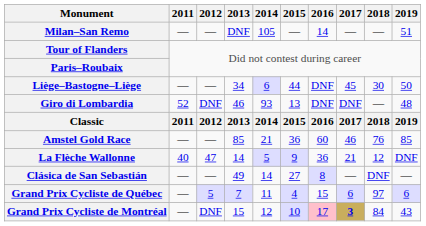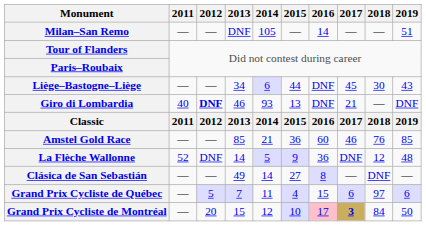(406, 85) 50 -> (407, 85) 43
(183, 103) 52 -> (183, 103) 40
(211, 103) normal -> (211, 103) bold
(350, 103) DNF -> (351, 103) 21
(406, 103) 48 -> (407, 103) DNF
(183, 157) 40 -> (183, 157) 52
(211, 157) 47 -> (211, 157) DNF
(350, 157) 21 -> (351, 157) DNF
(406, 157) DNF -> (407, 157) 48
(211, 211) DNF -> (211, 211) 20
(406, 211) 43 -> (407, 211) 50
